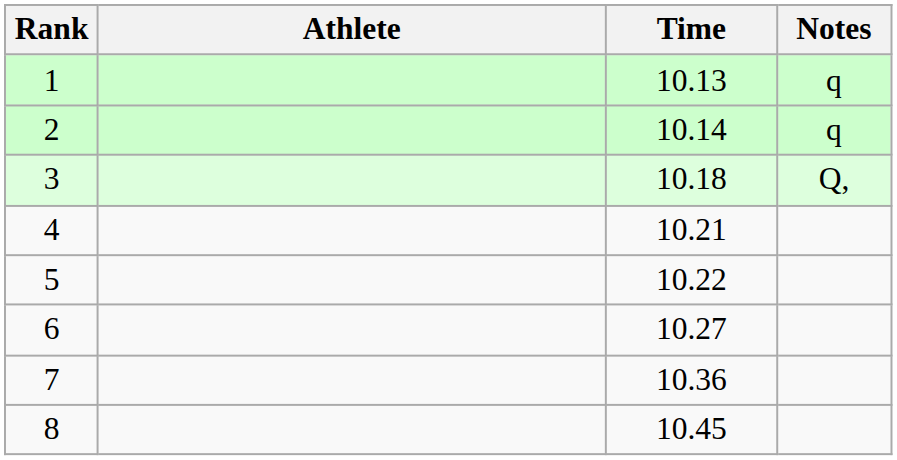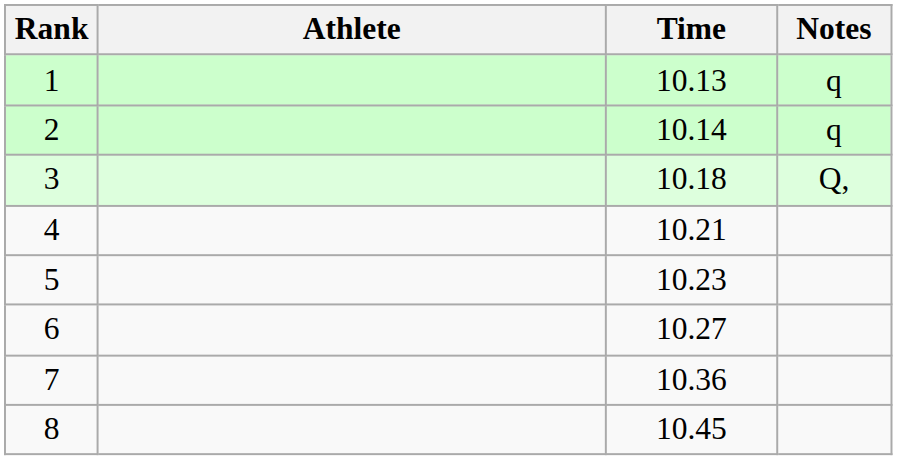(691, 279) 10.22 -> (691, 279) 10.23
